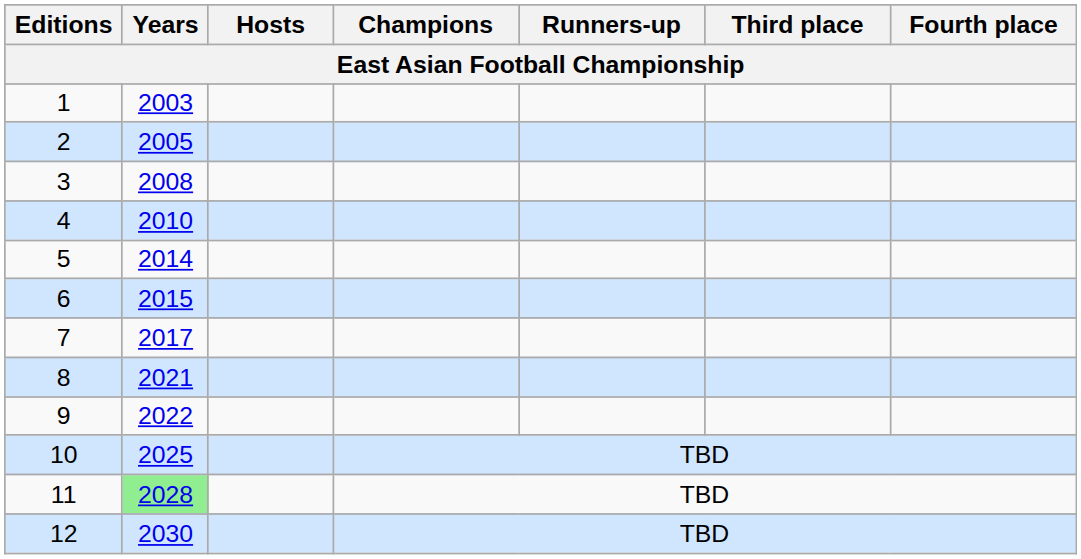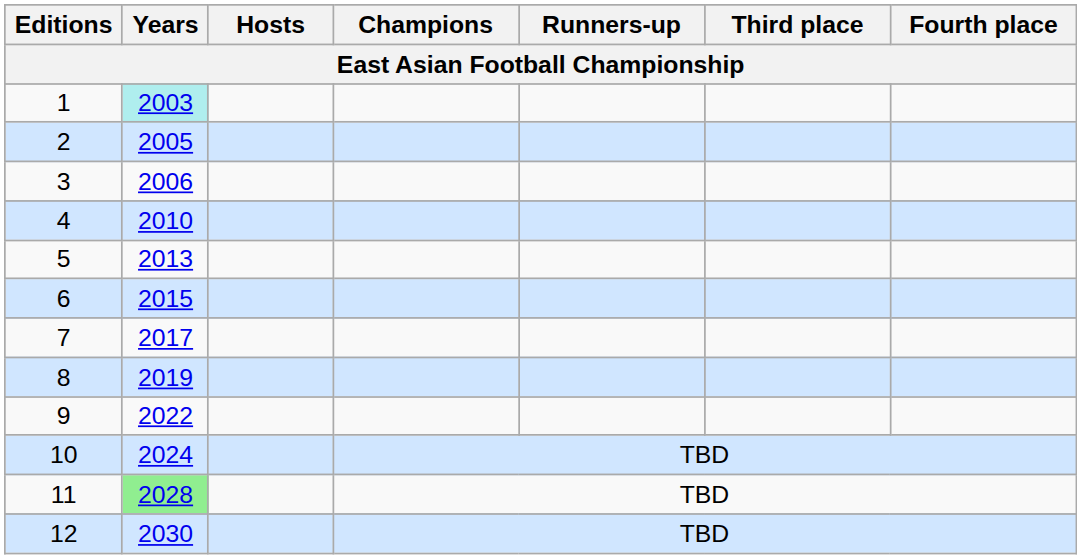(166, 103) no background -> (166, 103) paleturquoise background
(166, 181) 2008 -> (166, 181) 2006
(166, 260) 2014 -> (166, 260) 2013
(166, 377) 2021 -> (166, 377) 2019
(166, 455) 2025 -> (166, 455) 2024
